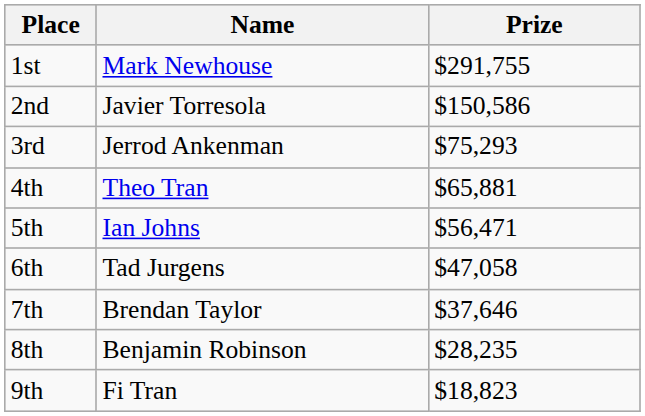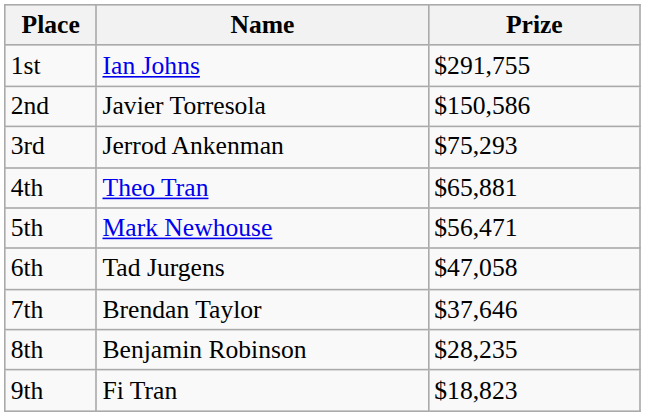(187, 65) Mark Newhouse -> (151, 65) Ian Johns
(151, 227) Ian Johns -> (187, 227) Mark Newhouse
